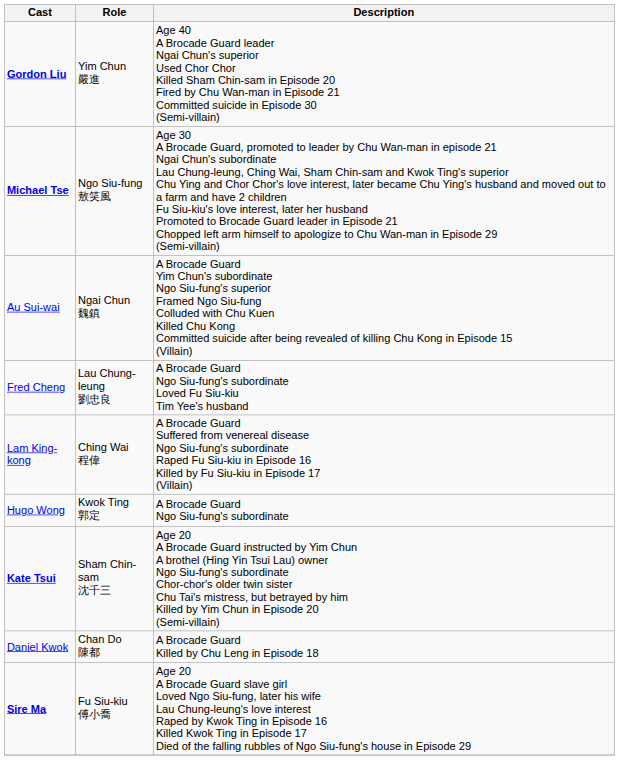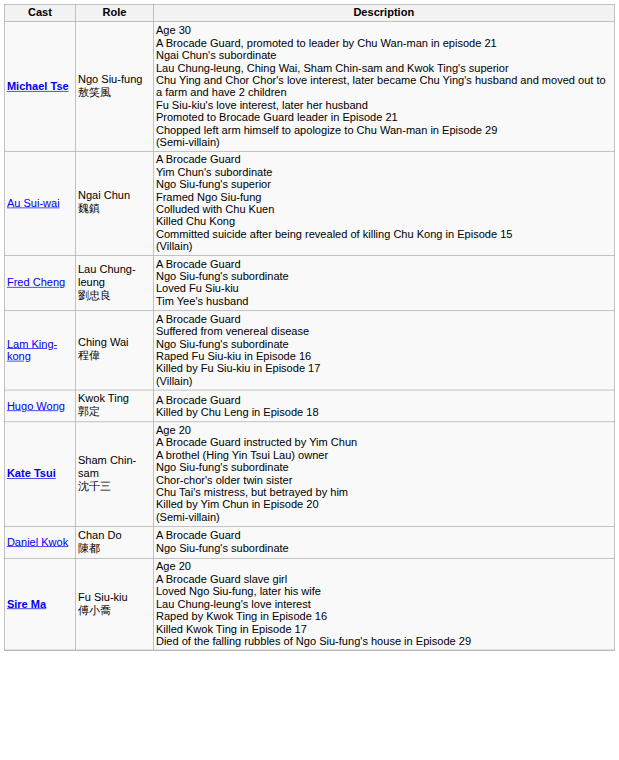- row: (37, 74)
(222, 510) A Brocade Guard Ngo Siu-fung's subordinate -> (237, 406) A Brocade Guard Killed by Chu Leng in Episode 18
(237, 647) A Brocade Guard Killed by Chu Leng in Episode 18 -> (222, 542) A Brocade Guard Ngo Siu-fung's subordinate
